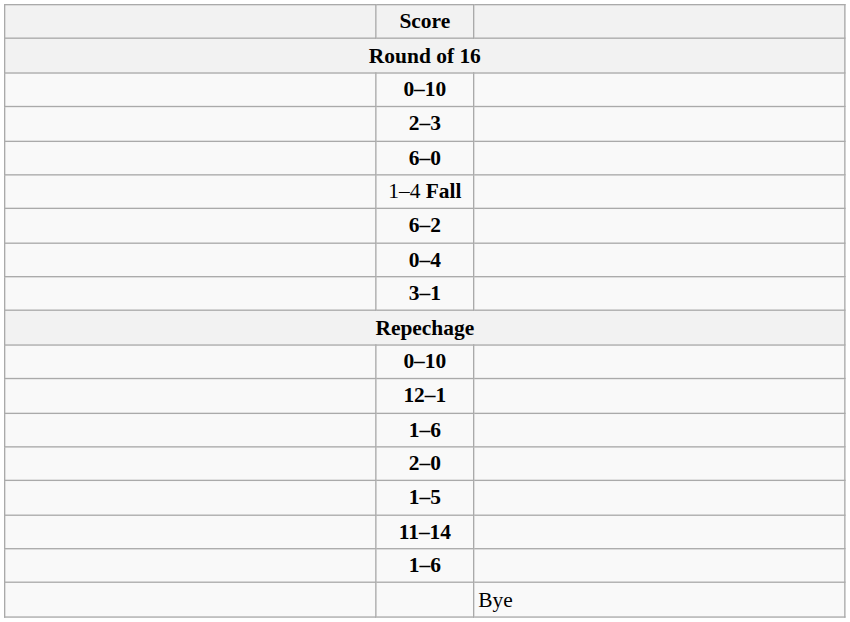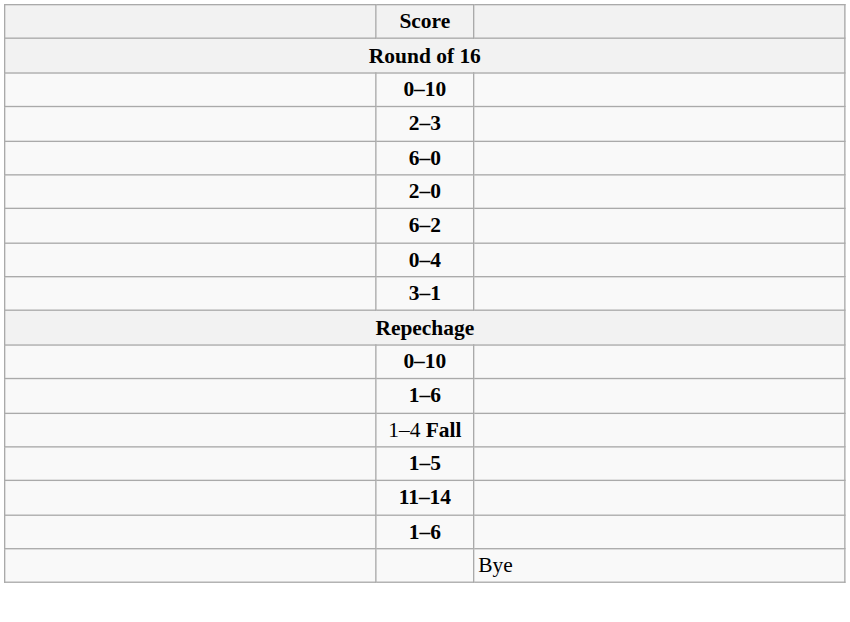rows swapped: (425, 463) <-> (425, 191)
- row: (425, 395)
